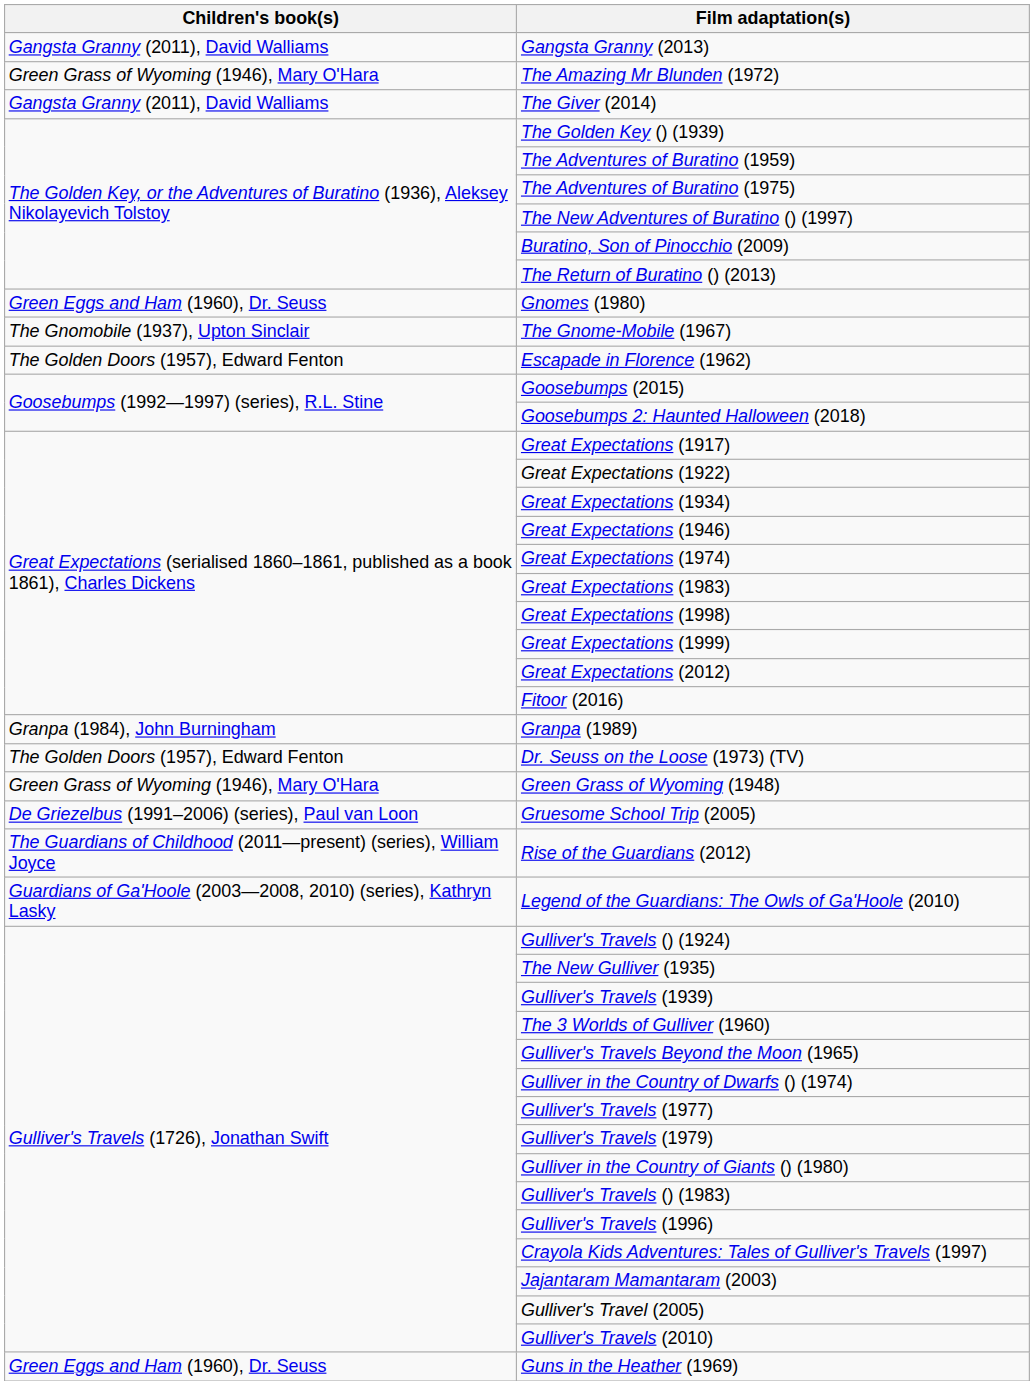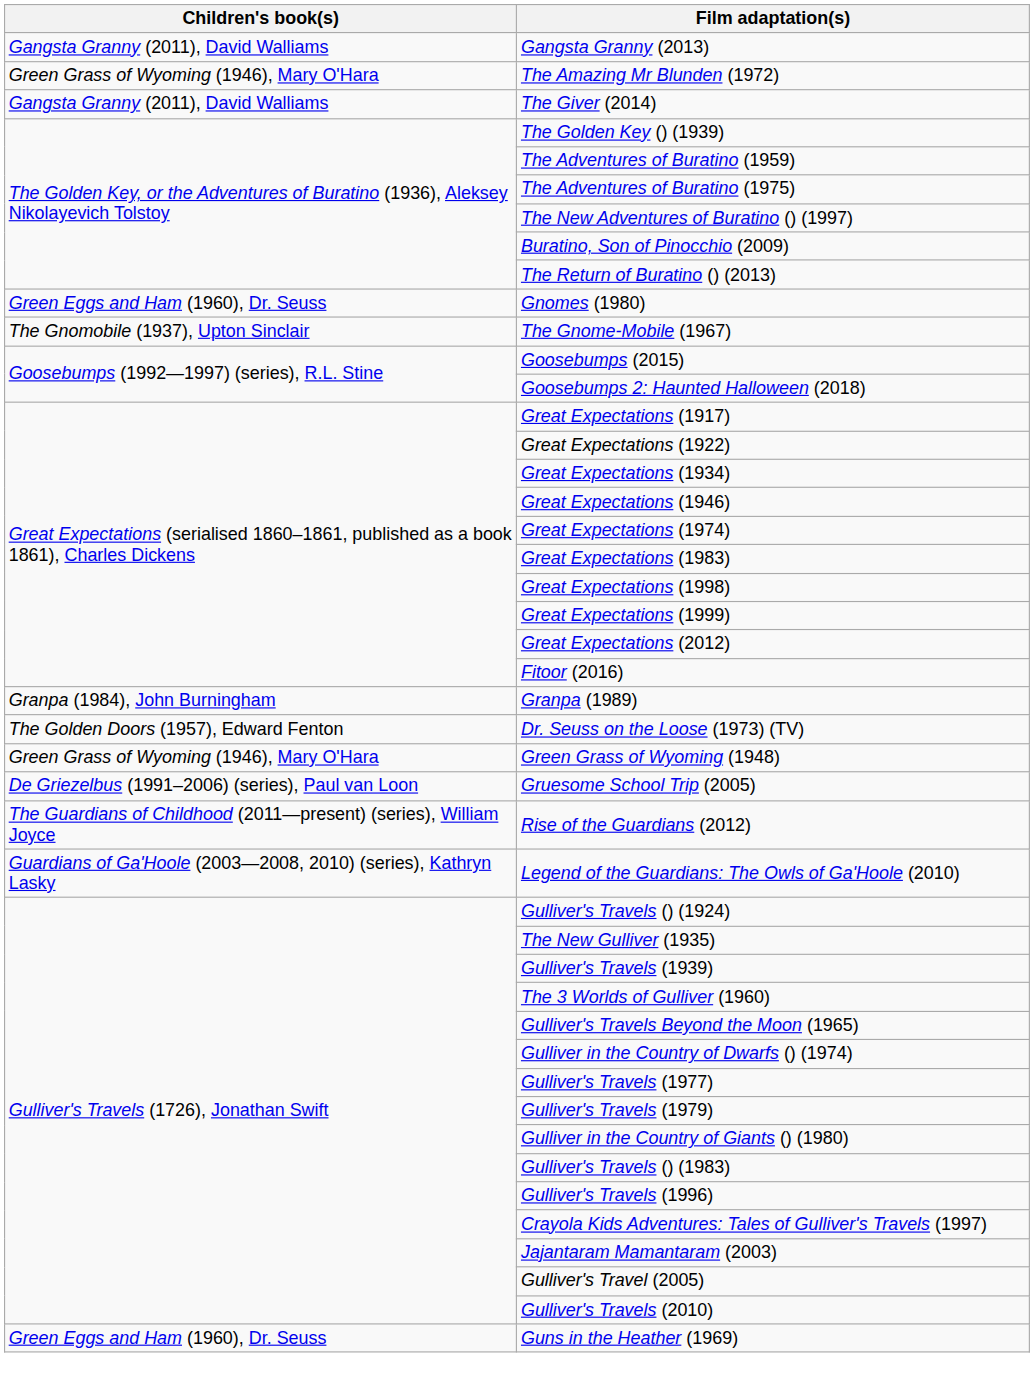- row: (636, 359)
